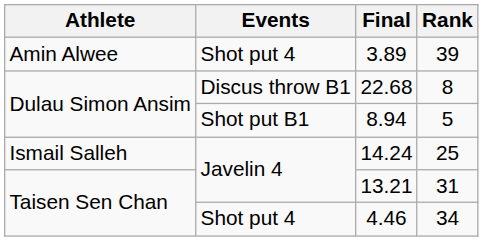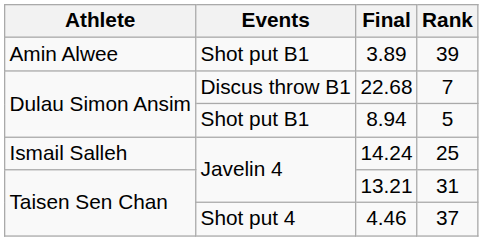(248, 53) Shot put 4 -> (255, 53) Shot put B1
(447, 86) 8 -> (447, 86) 7
(447, 218) 34 -> (447, 218) 37
